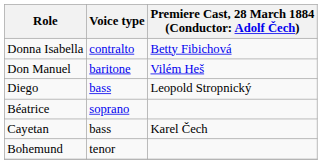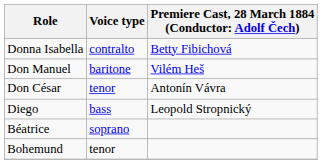+ row: (34, 88)
- row: (28, 128)
